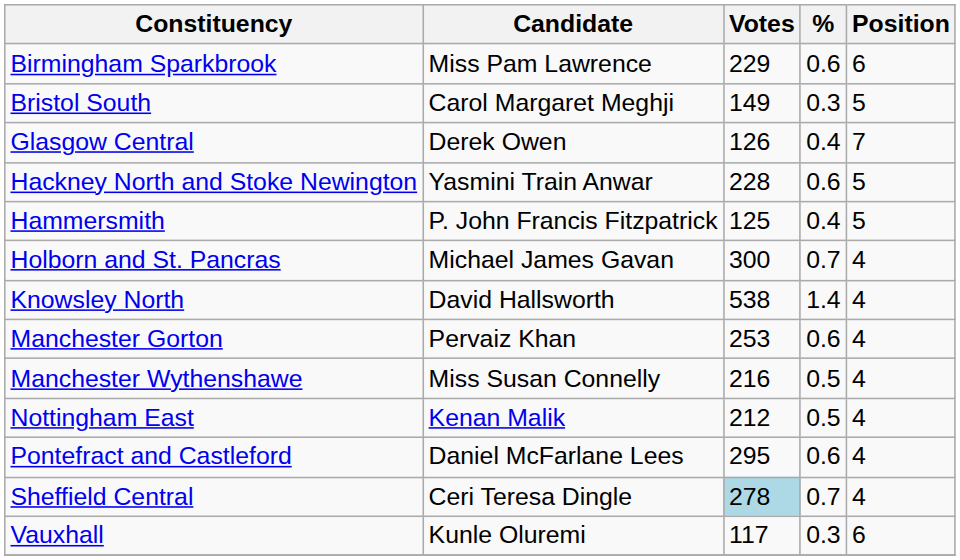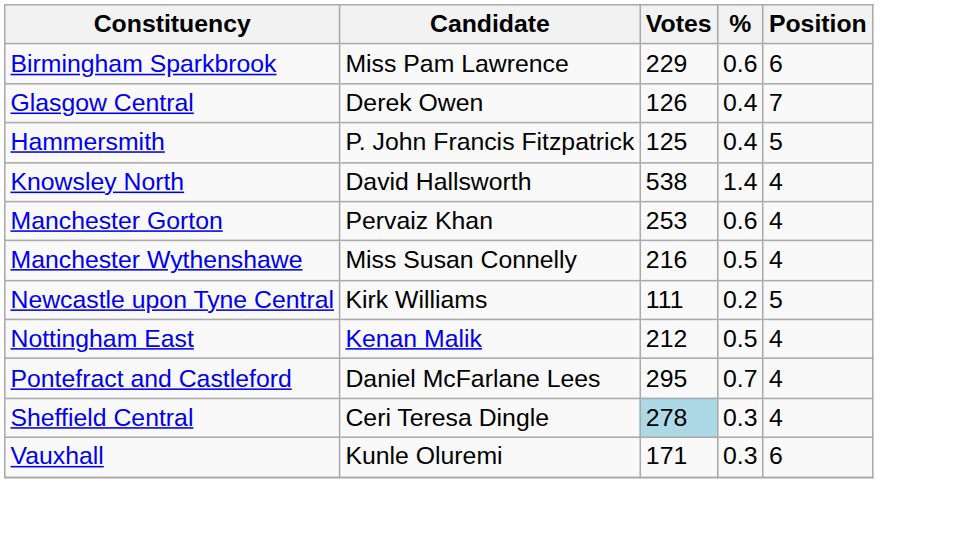- row: (81, 102)
- row: (214, 181)
- row: (146, 260)
+ row: (172, 299)
(823, 456) 0.6 -> (740, 378) 0.7
(823, 496) 0.7 -> (740, 417) 0.3
(749, 535) 117 -> (667, 456) 171
